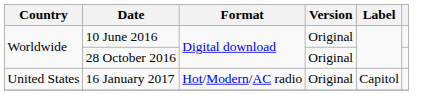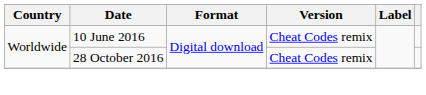(331, 36) Original -> (321, 36) Cheat Codes remix
(331, 57) Original -> (321, 57) Cheat Codes remix
- row: (130, 79)
